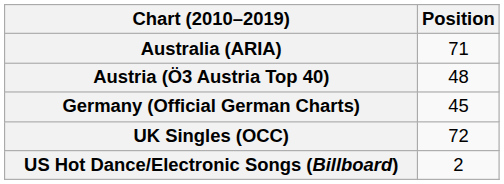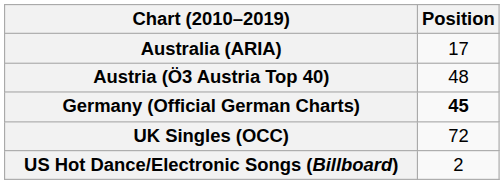(458, 48) 71 -> (458, 48) 17
(458, 106) normal -> (458, 106) bold
